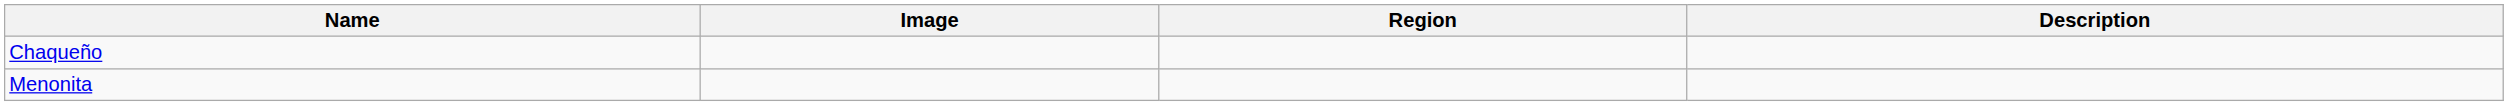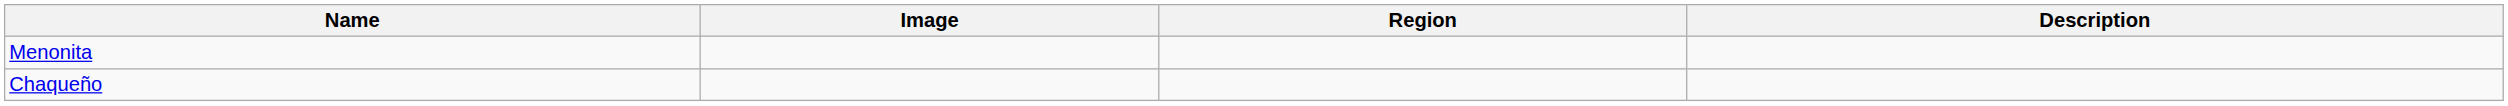rows swapped: (56, 52) <-> (51, 84)
